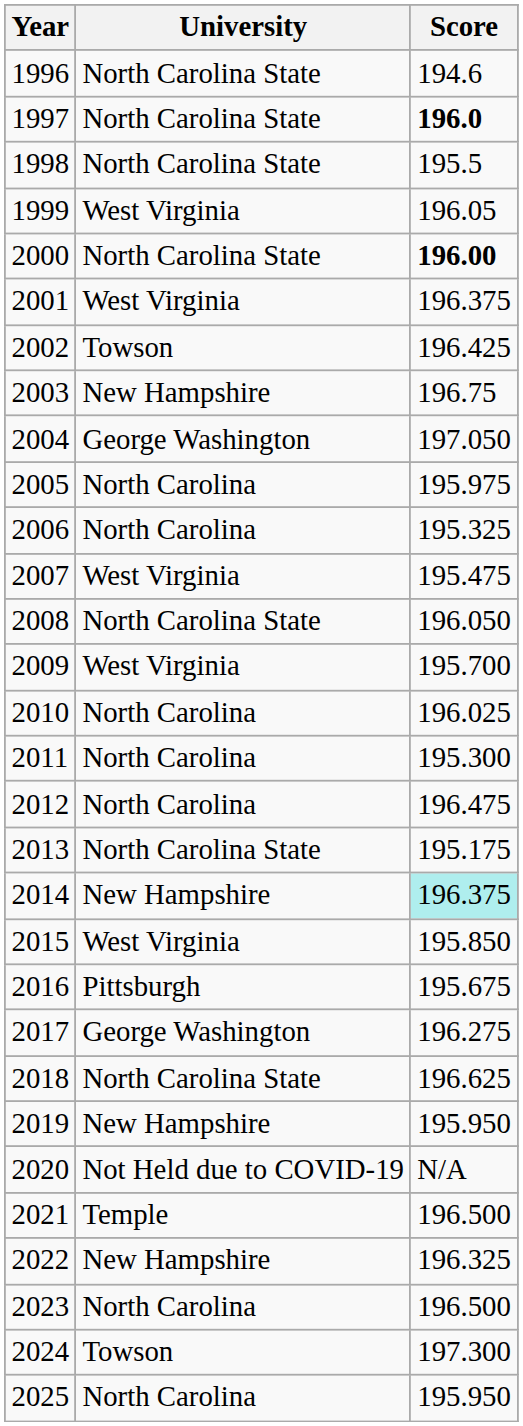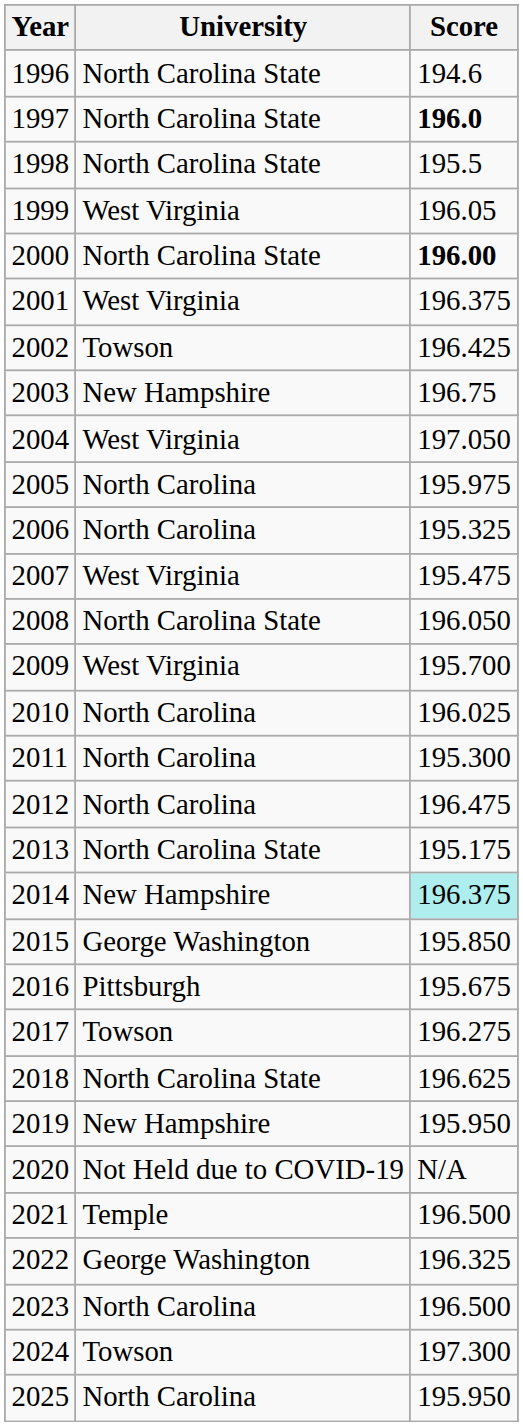(196, 438) George Washington -> (161, 438) West Virginia
(161, 940) West Virginia -> (196, 940) George Washington
(196, 1032) George Washington -> (128, 1032) Towson
(176, 1260) New Hampshire -> (196, 1260) George Washington
